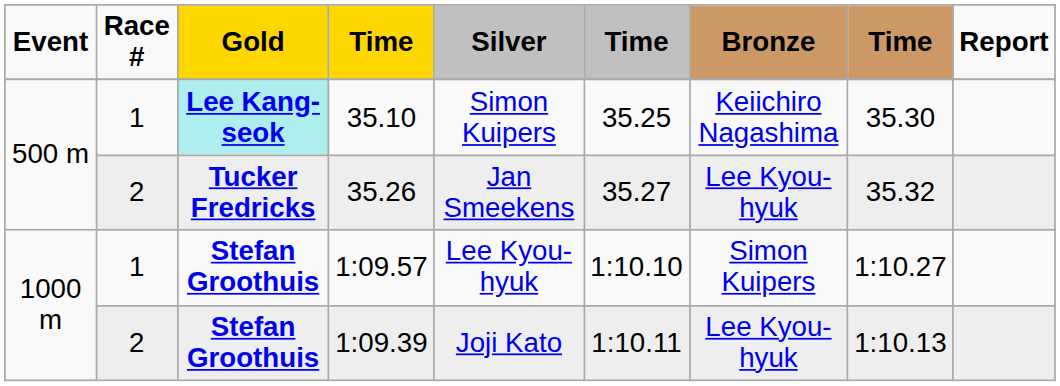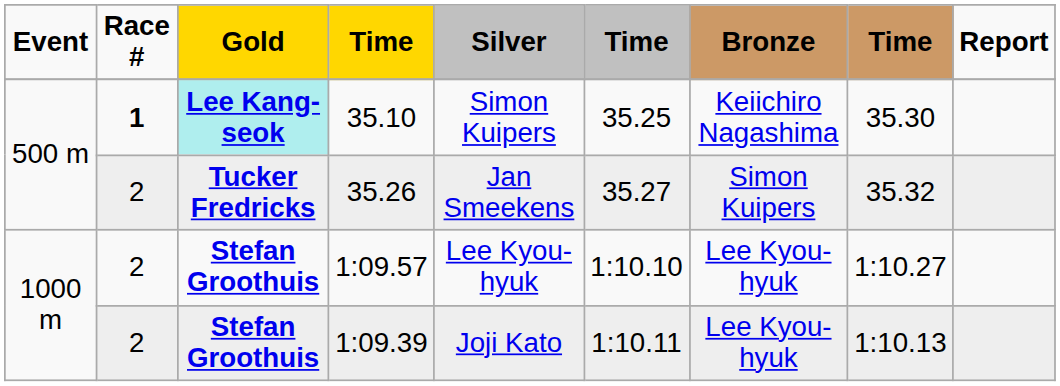(137, 117) normal -> (137, 117) bold
(768, 192) Lee Kyou-hyuk -> (768, 192) Simon Kuipers
(137, 267) 1 -> (137, 267) 2
(768, 267) Simon Kuipers -> (768, 267) Lee Kyou-hyuk
